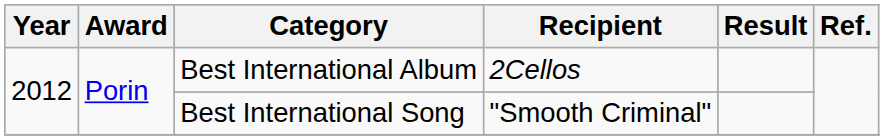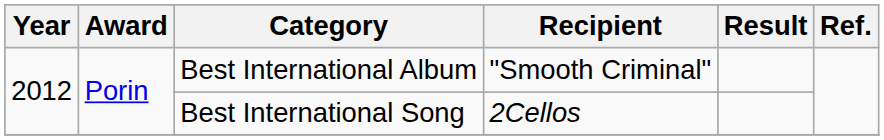(535, 69) 2Cellos -> (600, 69) "Smooth Criminal"
(600, 112) "Smooth Criminal" -> (535, 112) 2Cellos
